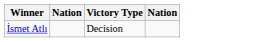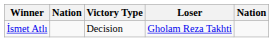+ column: (190, 12)
